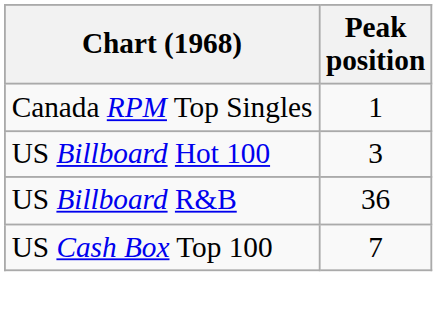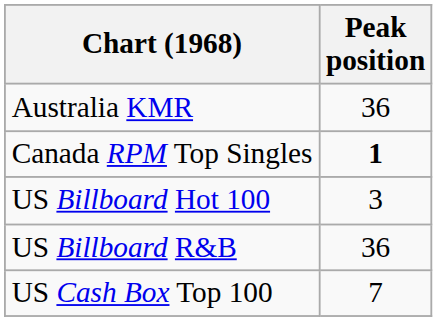+ row: (102, 107)
(376, 107) normal -> (376, 153) bold
